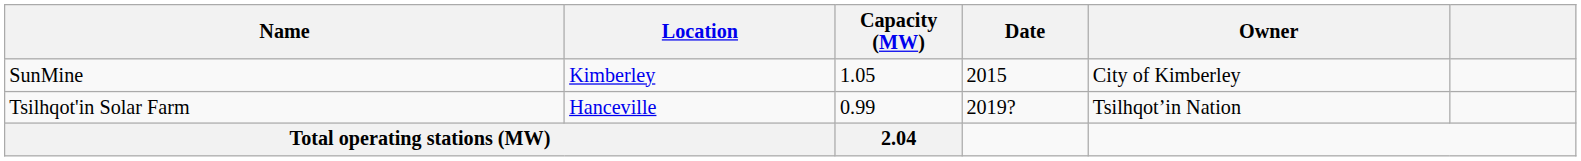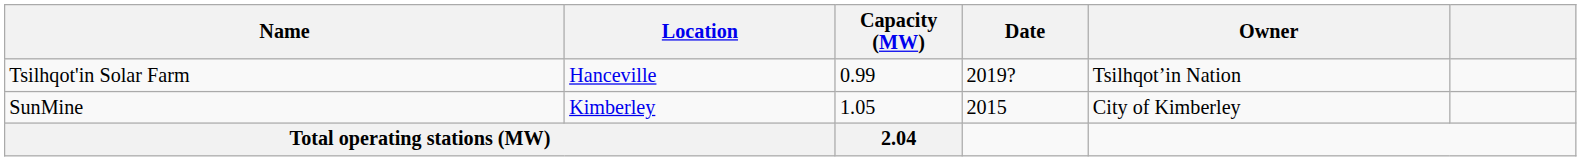rows swapped: (46, 75) <-> (99, 107)
